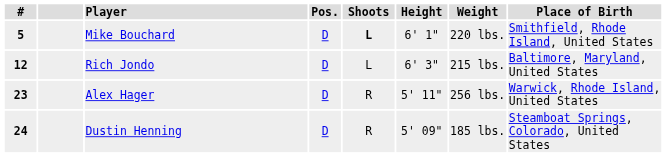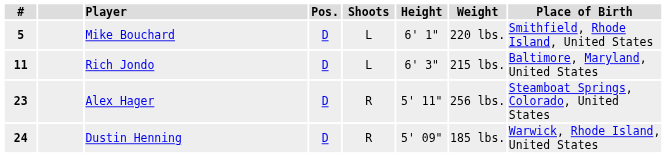(369, 35) bold -> (369, 35) normal
(21, 65) 12 -> (21, 65) 11
(585, 95) Warwick, Rhode Island, United States -> (571, 102) Steamboat Springs, Colorado, United States
(571, 131) Steamboat Springs, Colorado, United States -> (585, 138) Warwick, Rhode Island, United States
